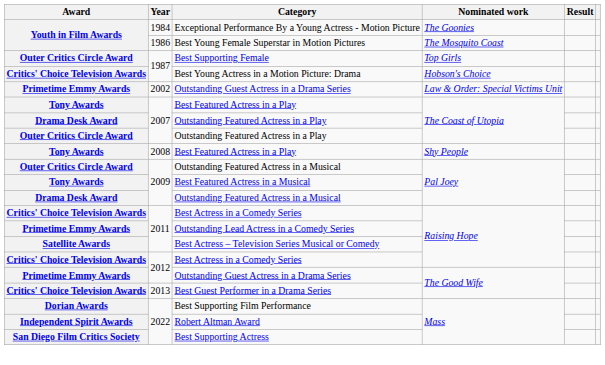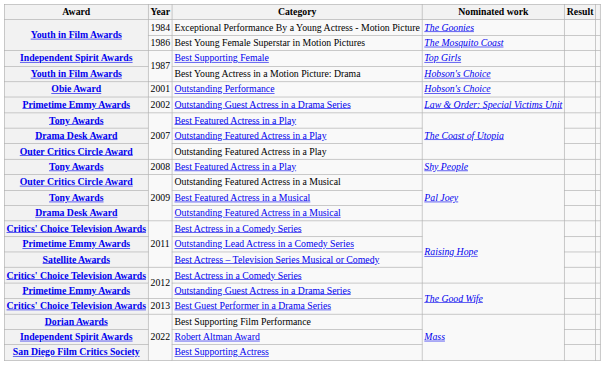(76, 58) Outer Critics Circle Award -> (76, 58) Independent Spirit Awards
(76, 74) Critics' Choice Television Awards -> (76, 74) Youth in Film Awards
+ row: (160, 89)
